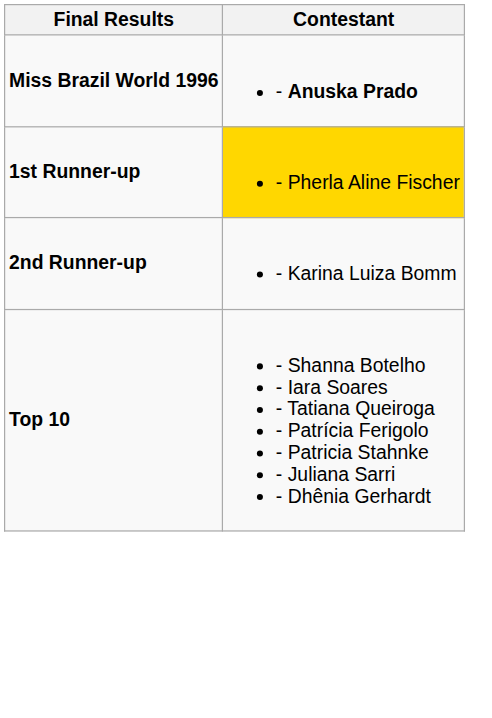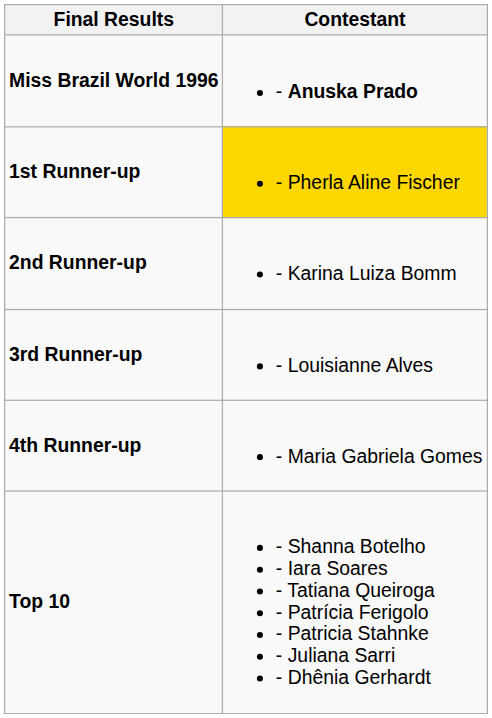+ row: (76, 354)
+ row: (75, 445)
